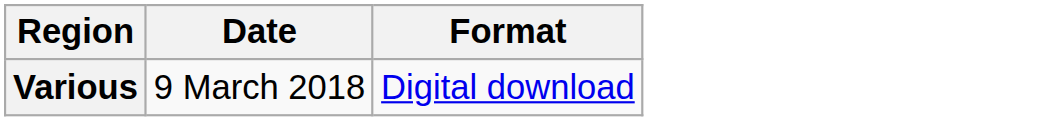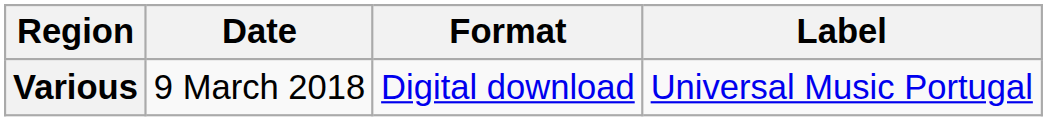+ column: (842, 31)
